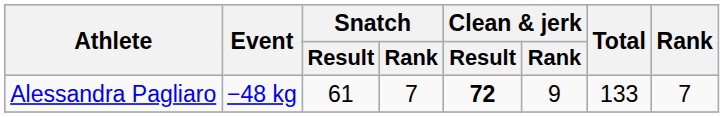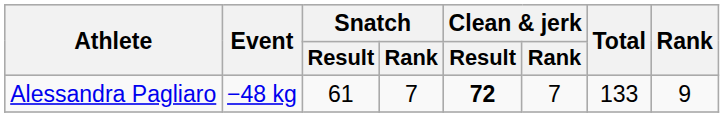(555, 94) 9 -> (555, 94) 7
(685, 94) 7 -> (685, 94) 9
